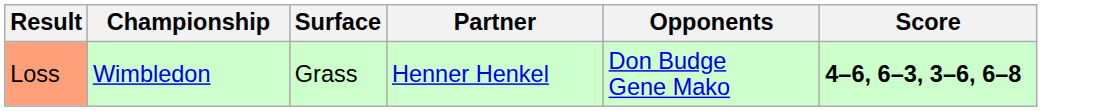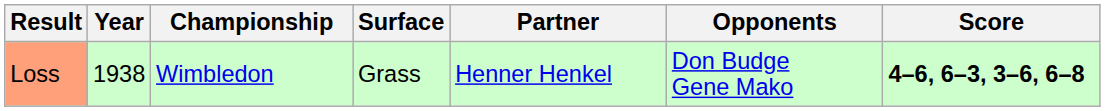+ column: (119, 23)
